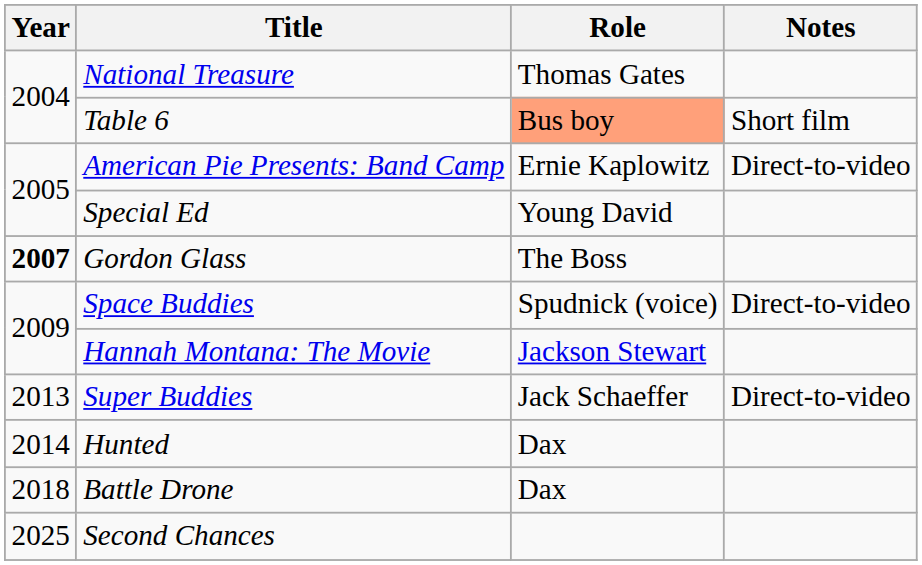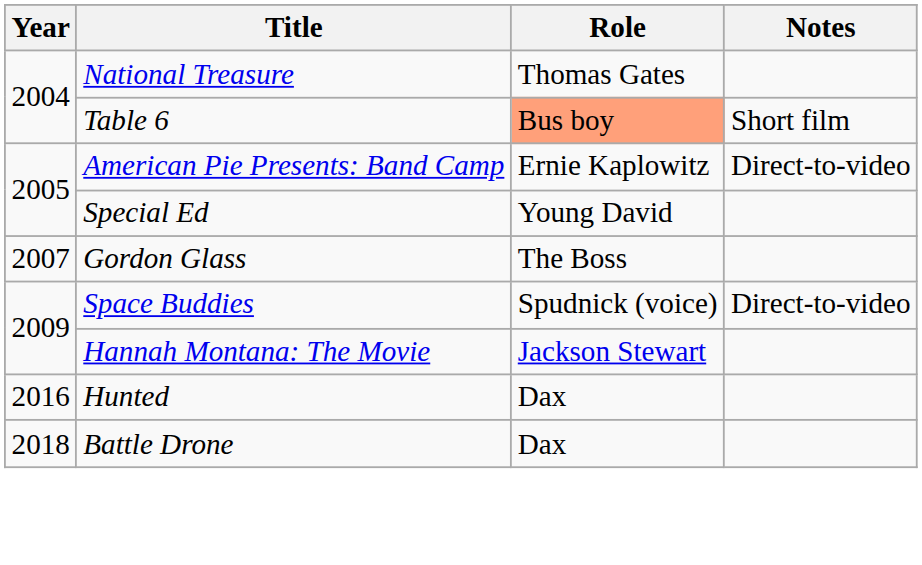(41, 258) bold -> (41, 258) normal
- row: (168, 397)
(41, 443) 2014 -> (41, 397) 2016
- row: (179, 535)
